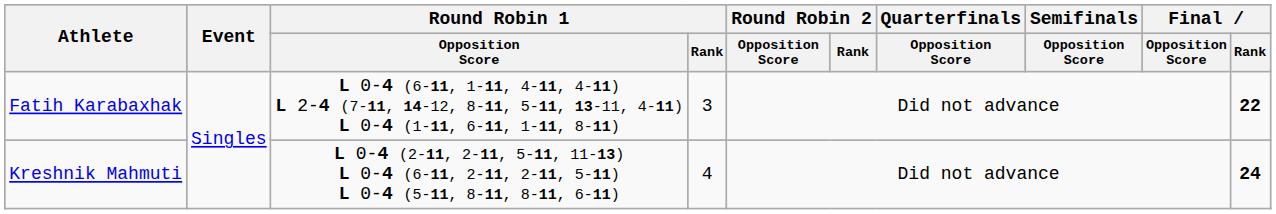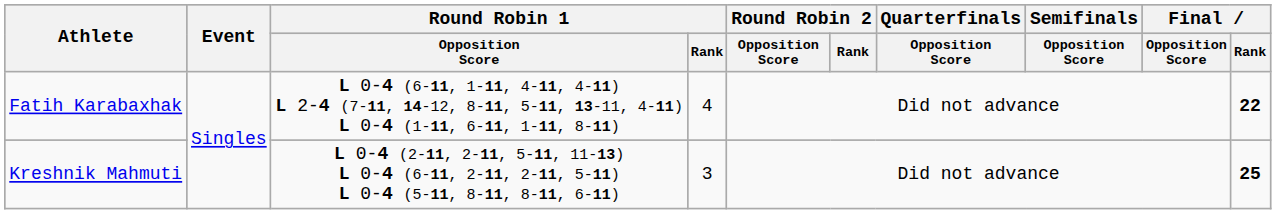(707, 105) 3 -> (707, 105) 4
(707, 174) 4 -> (707, 174) 3
(1250, 174) 24 -> (1250, 174) 25
